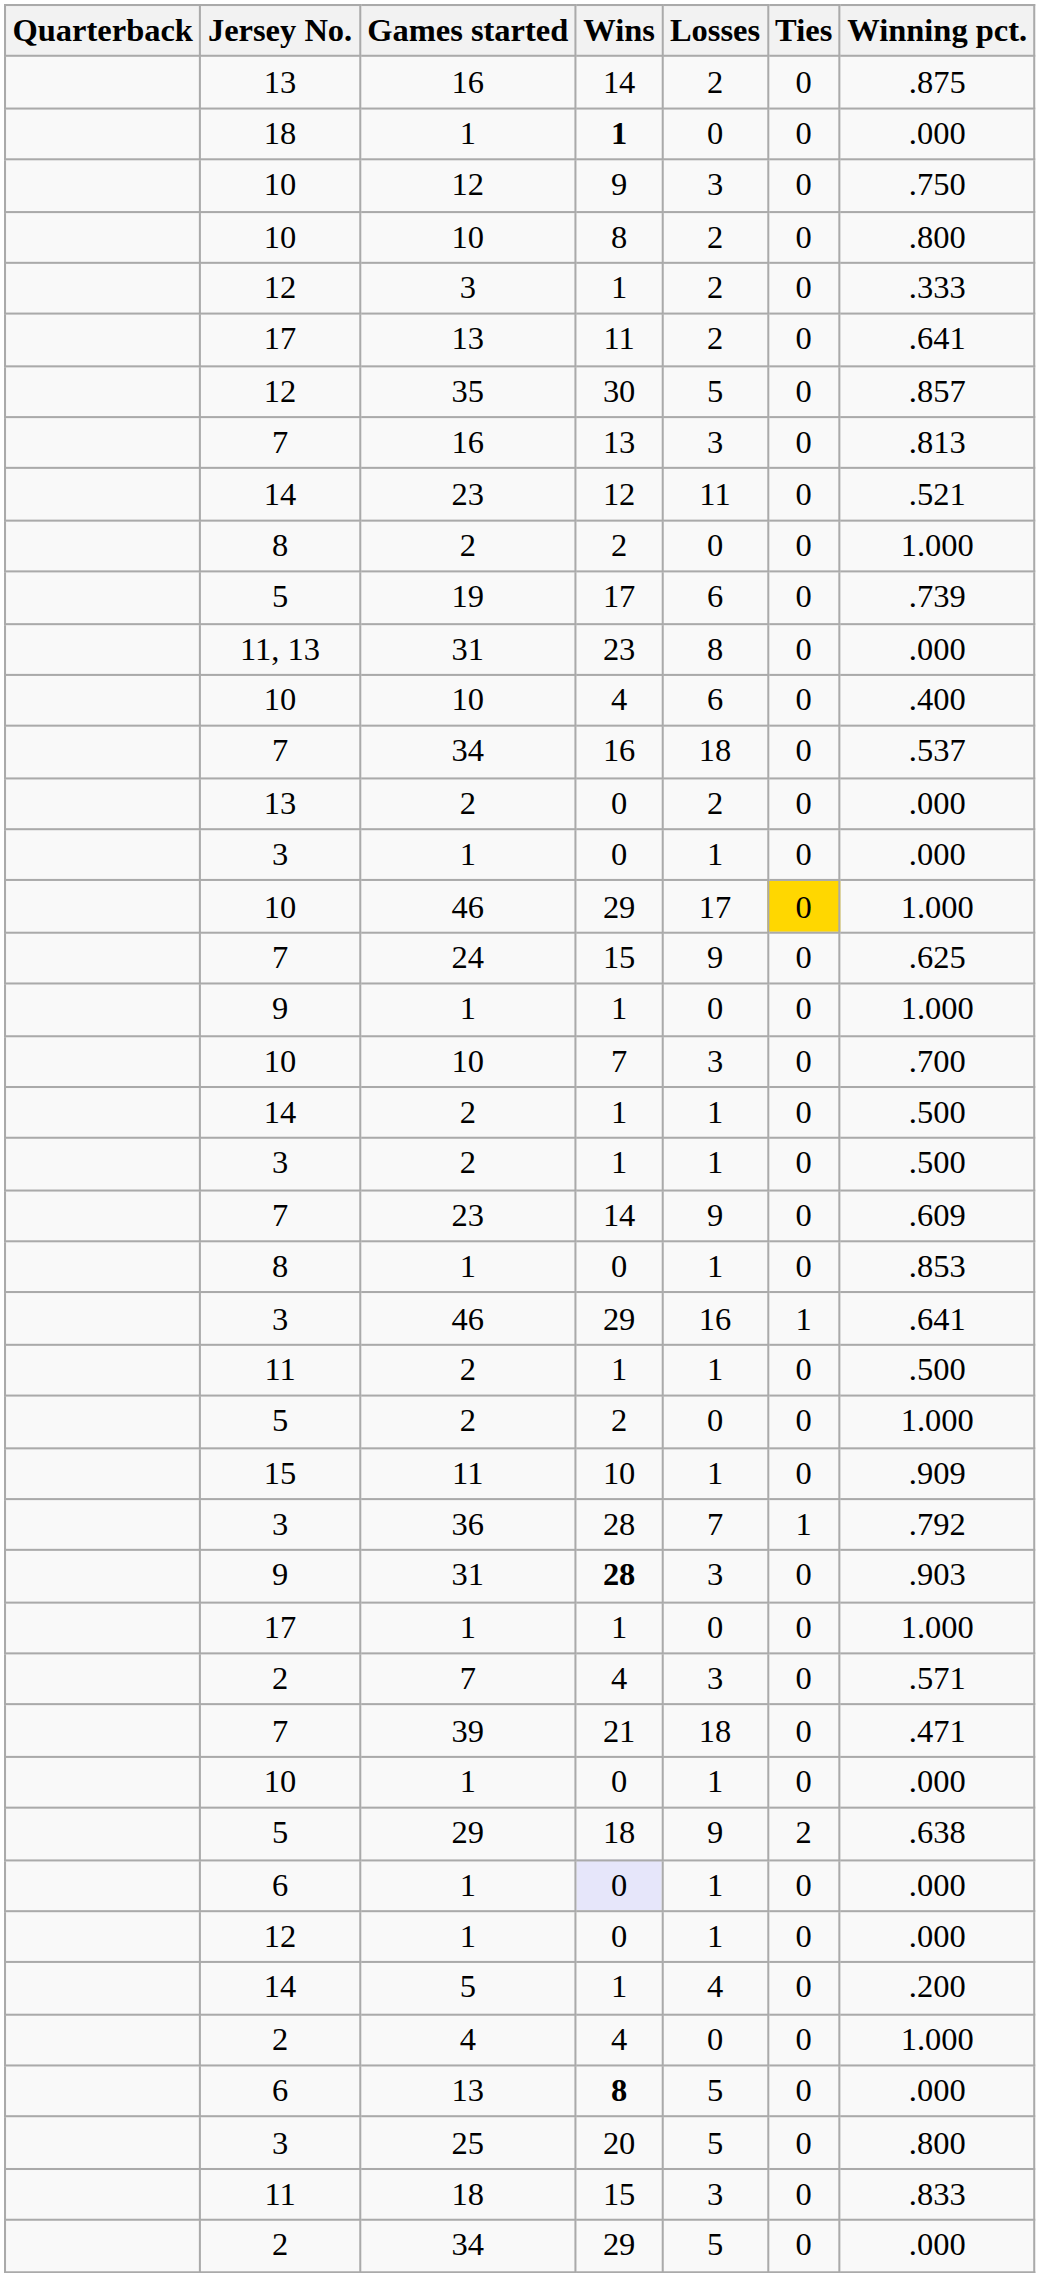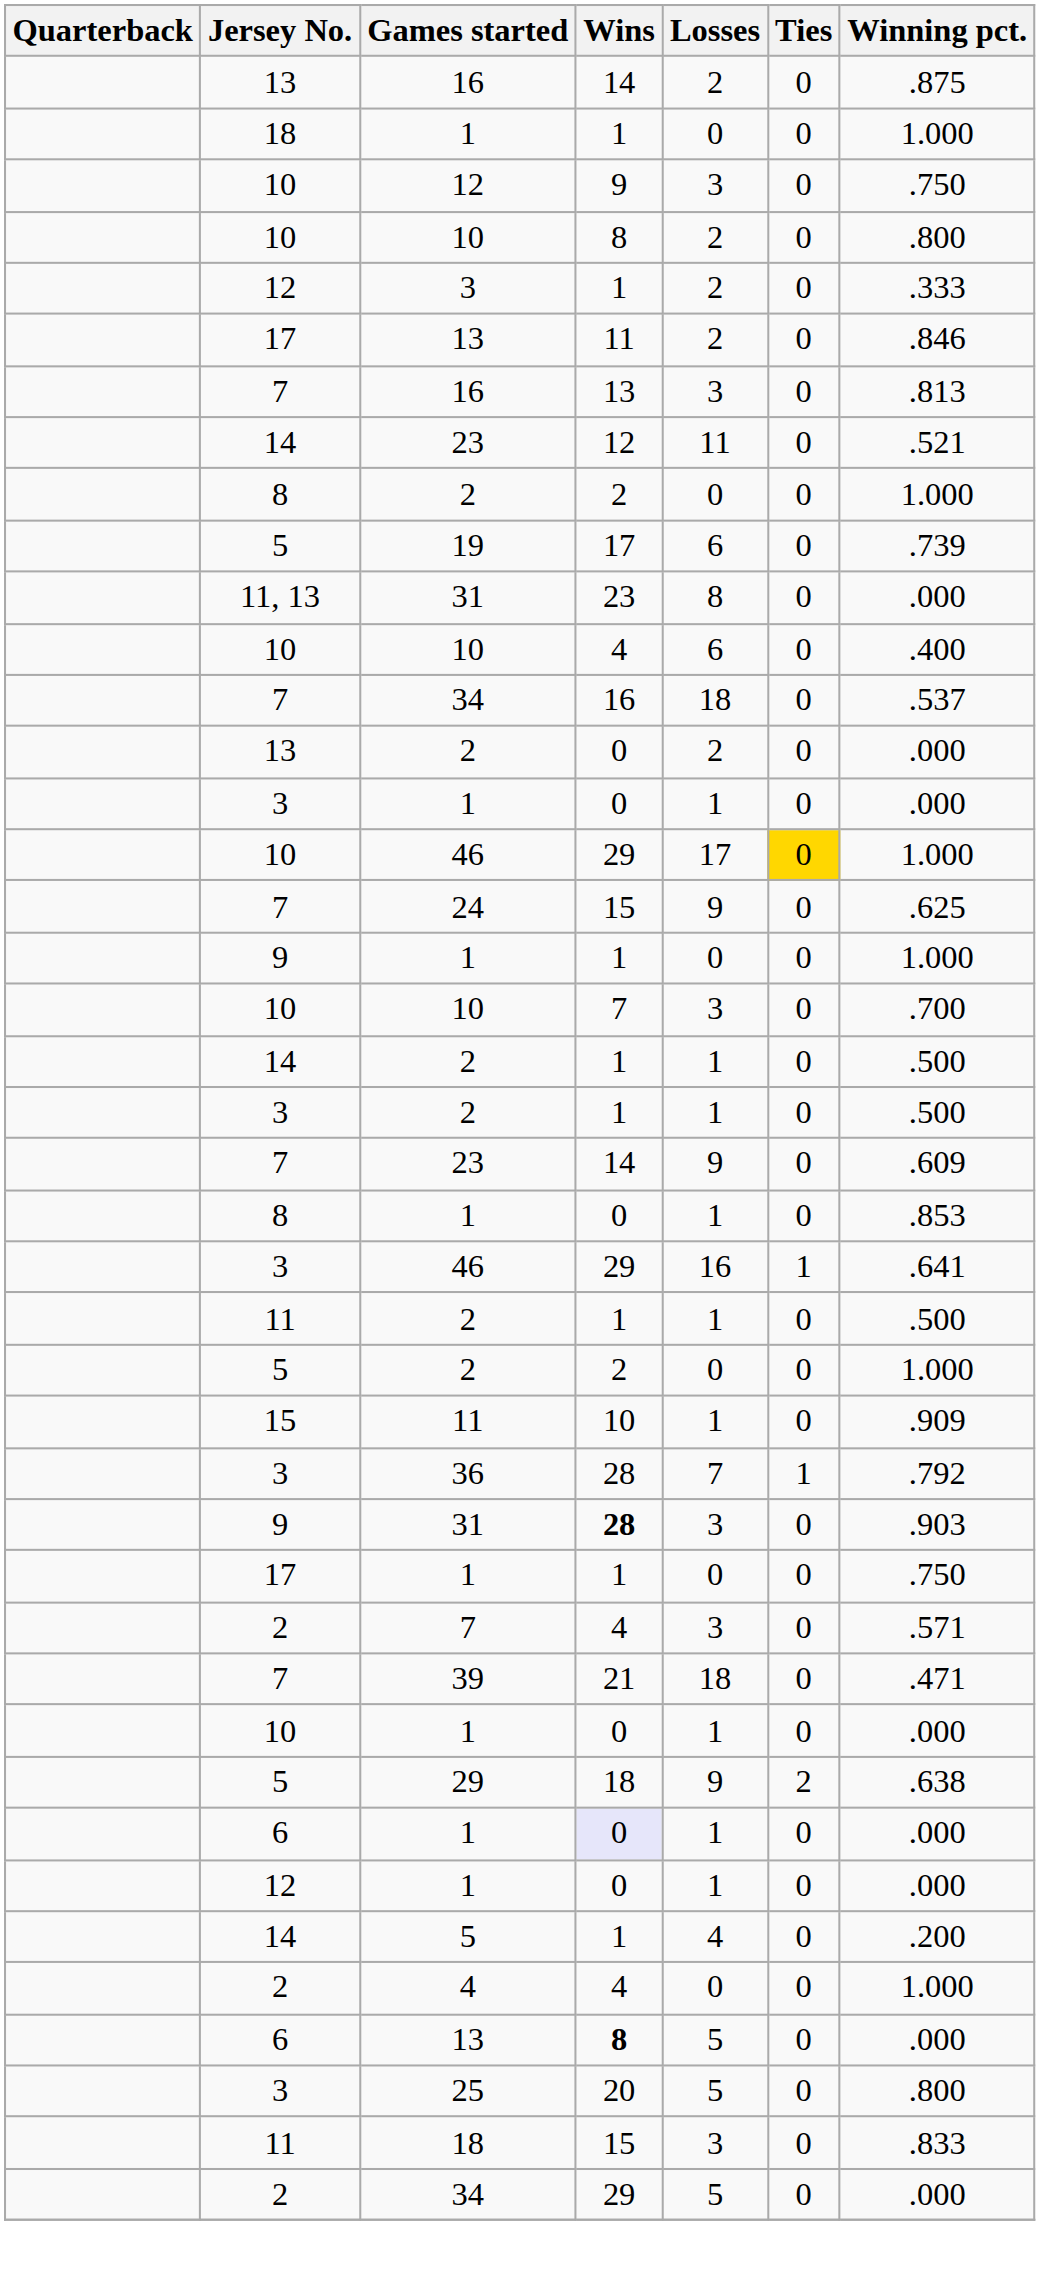(619, 133) bold -> (619, 133) normal
(937, 133) .000 -> (937, 133) 1.000
(937, 339) .641 -> (937, 339) .846
- row: (280, 390)
(937, 1627) 1.000 -> (937, 1575) .750
